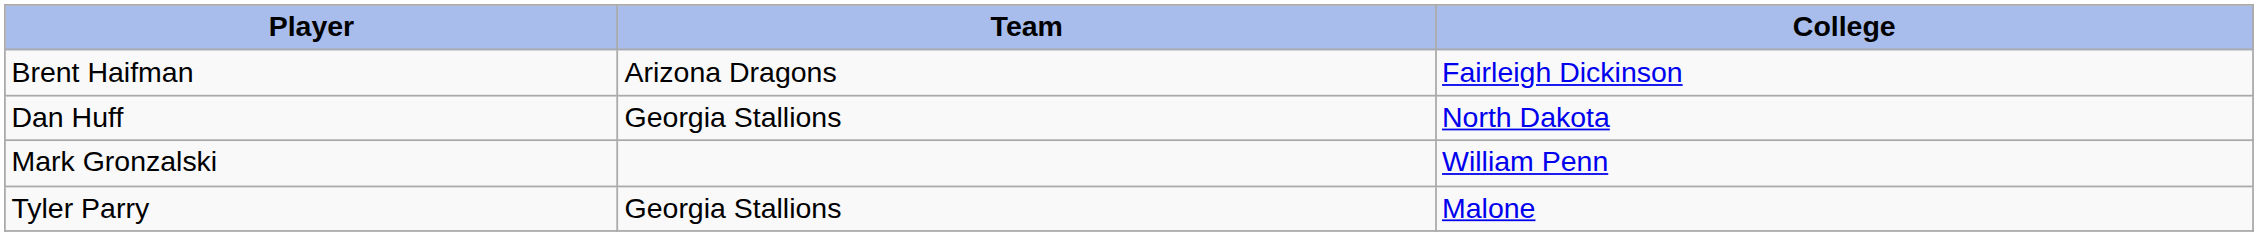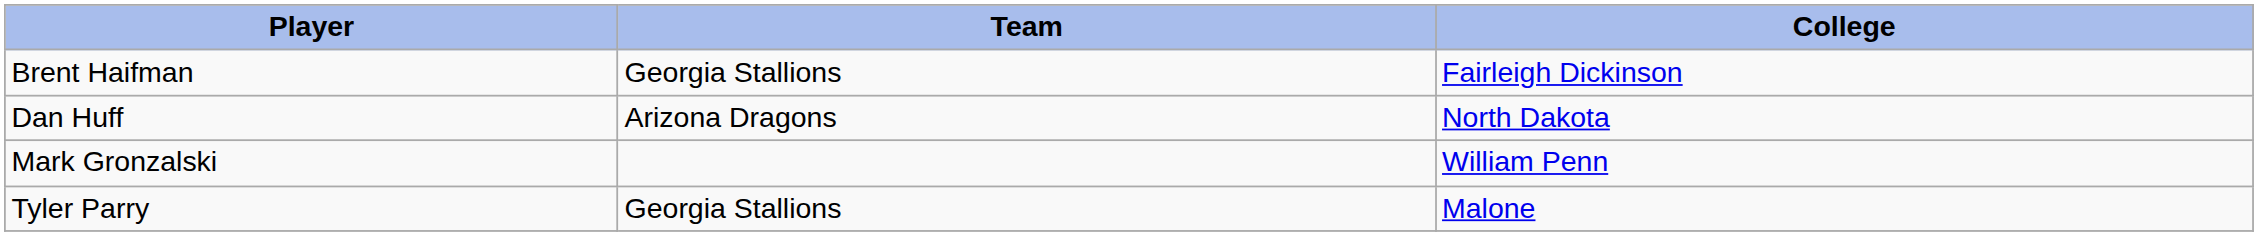(731, 72) Arizona Dragons -> (733, 72) Georgia Stallions
(733, 117) Georgia Stallions -> (731, 117) Arizona Dragons
